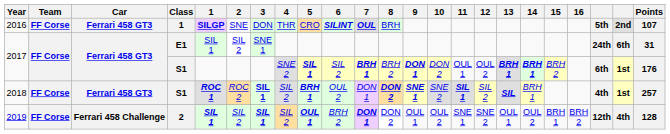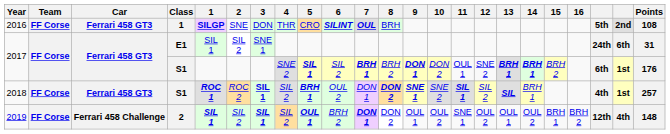(649, 25) 107 -> (649, 25) 108
(485, 68) OUL 2 -> (485, 68) SNE 2
(485, 116) SNE 2 -> (485, 116) OUL 2
(649, 116) 128 -> (649, 116) 148
